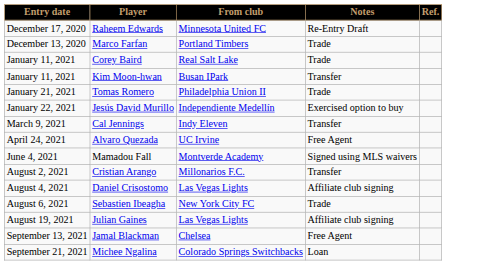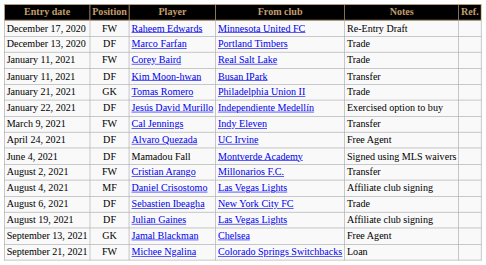+ column: (110, 12)
